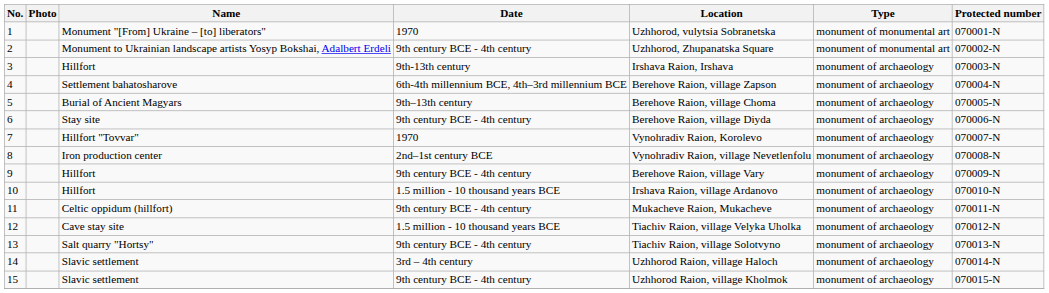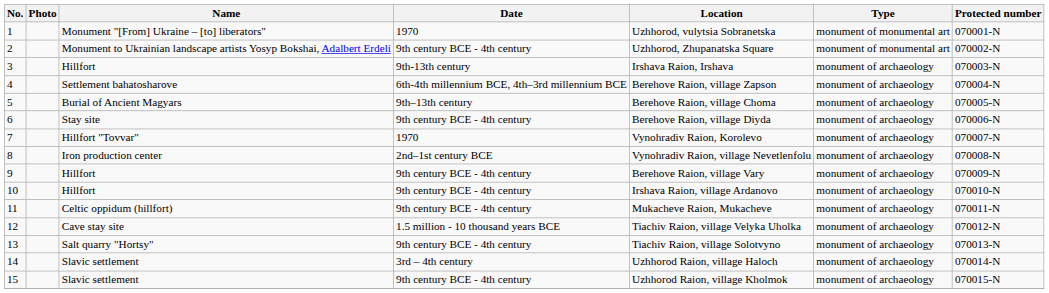(478, 191) 1.5 million - 10 thousand years BCE -> (464, 191) 9th century BCE - 4th century
